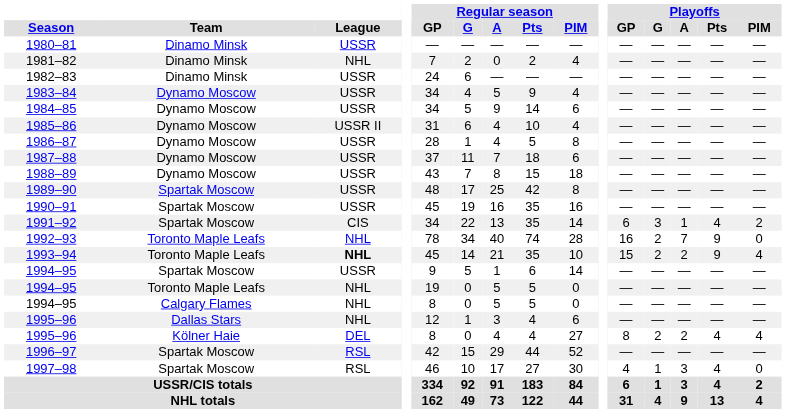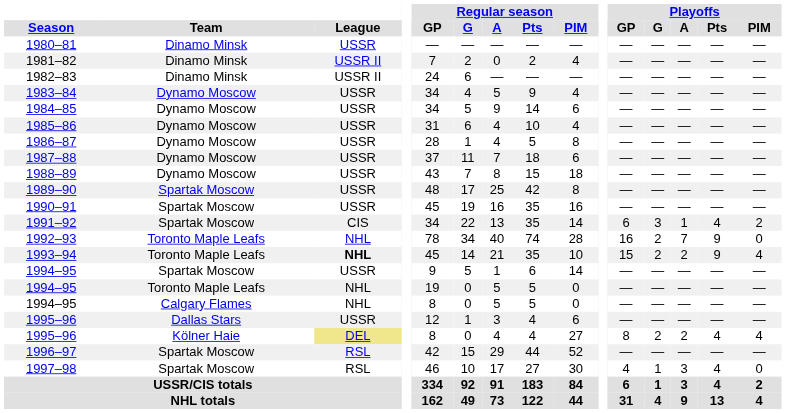(358, 60) NHL -> (358, 60) USSR II
(358, 76) USSR -> (358, 76) USSR II
(358, 125) USSR II -> (358, 125) USSR
(358, 319) NHL -> (358, 319) USSR
(358, 336) no background -> (358, 336) khaki background
